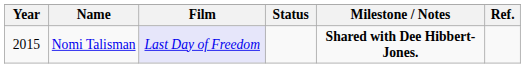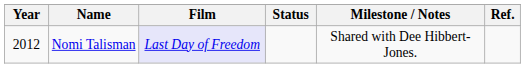(26, 44) 2015 -> (26, 44) 2012
(400, 44) bold -> (400, 44) normal
